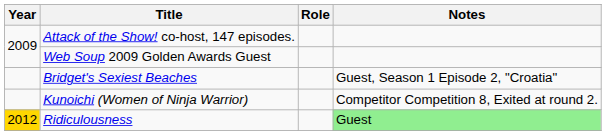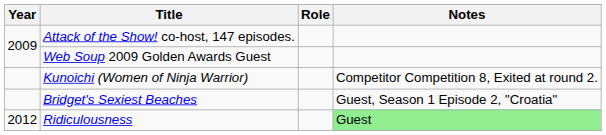rows swapped: (146, 99) <-> (120, 78)
(22, 120) gold background -> (22, 120) no background
